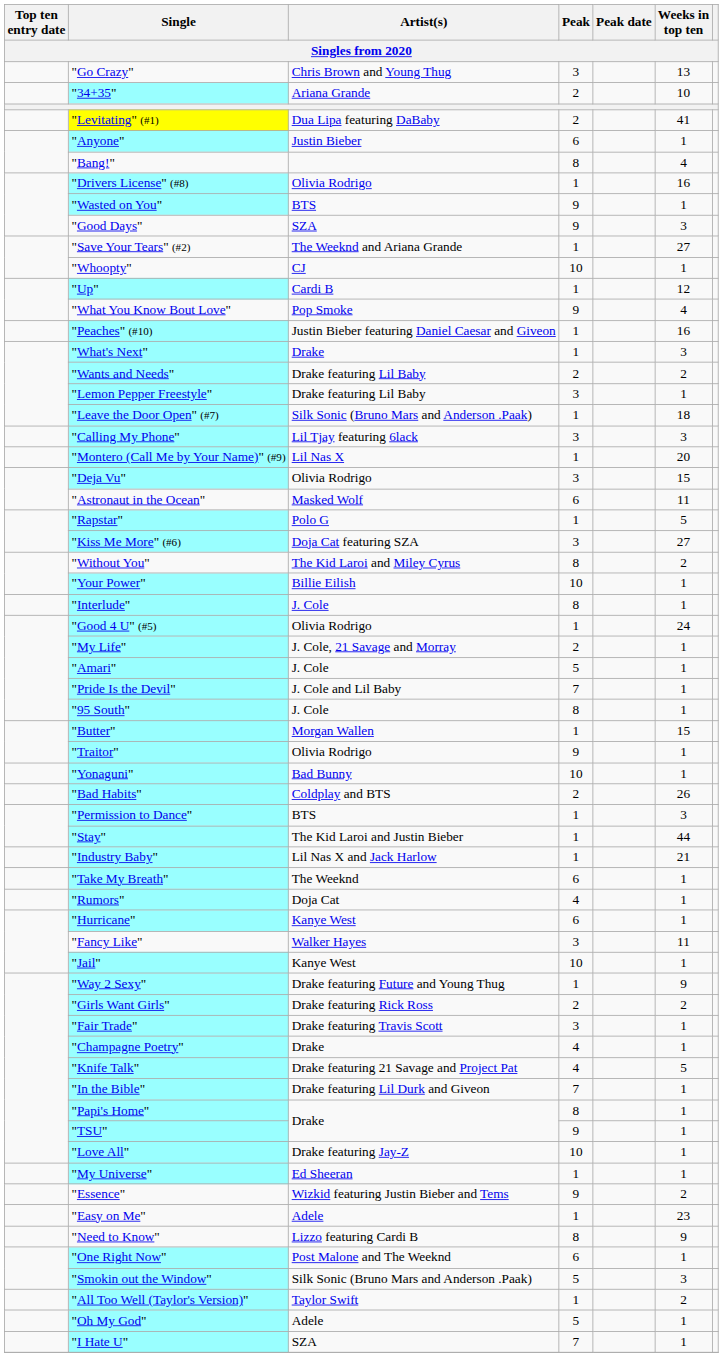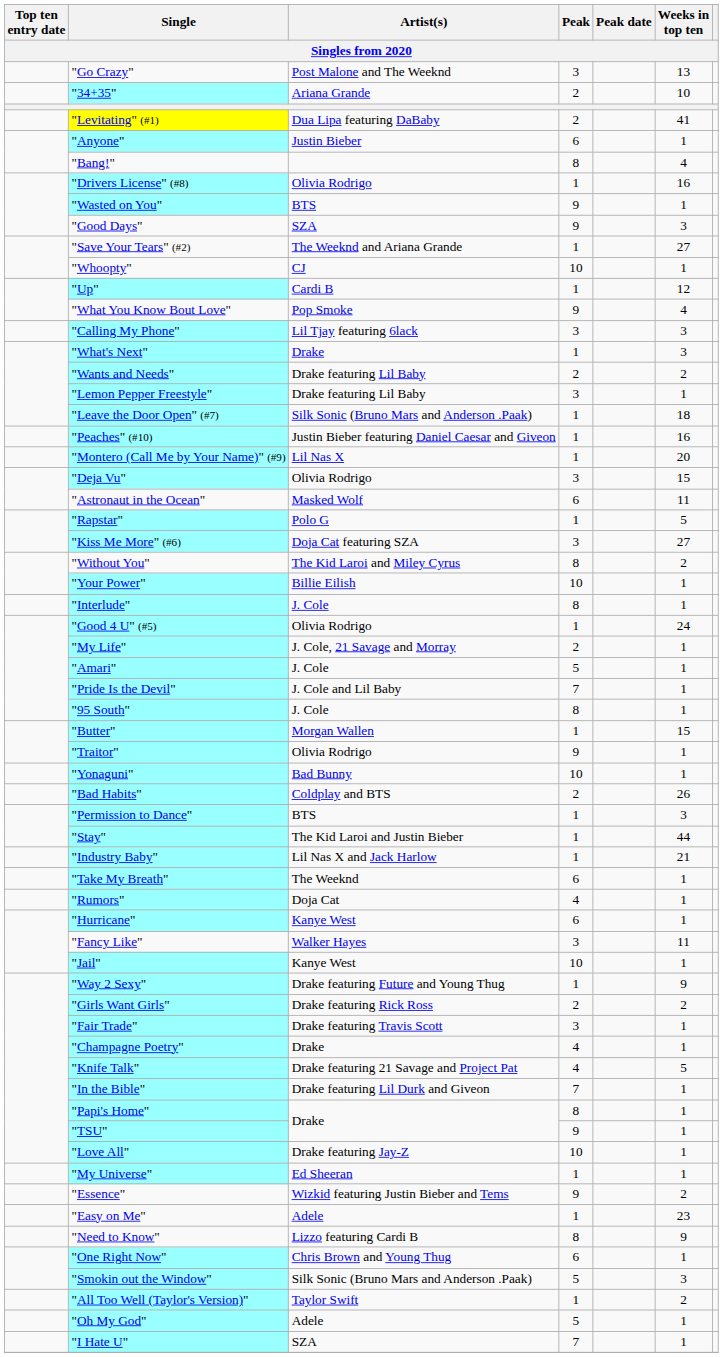(371, 72) Chris Brown and Young Thug -> (371, 72) Post Malone and The Weeknd
rows swapped: (126, 436) <-> (112, 330)
(371, 1257) Post Malone and The Weeknd -> (371, 1257) Chris Brown and Young Thug
